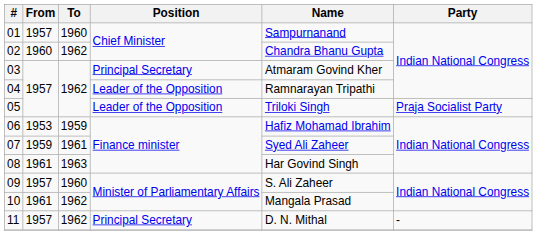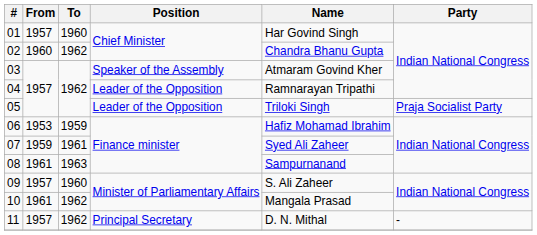(305, 32) Sampurnanand -> (312, 32) Har Govind Singh
(142, 70) Principal Secretary -> (158, 70) Speaker of the Assembly
(312, 164) Har Govind Singh -> (305, 164) Sampurnanand
